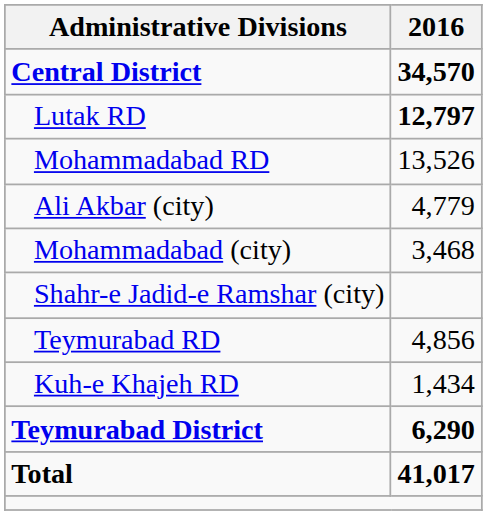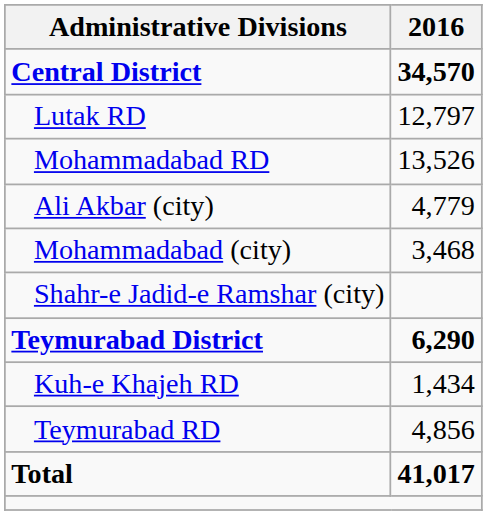(436, 116) bold -> (436, 116) normal
rows swapped: (137, 428) <-> (127, 339)
